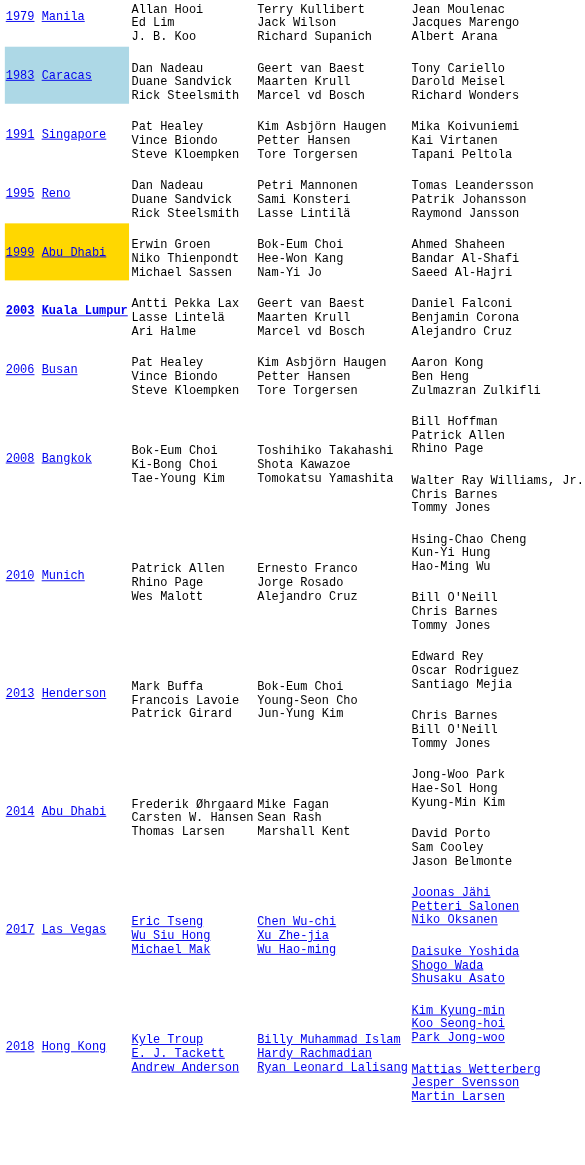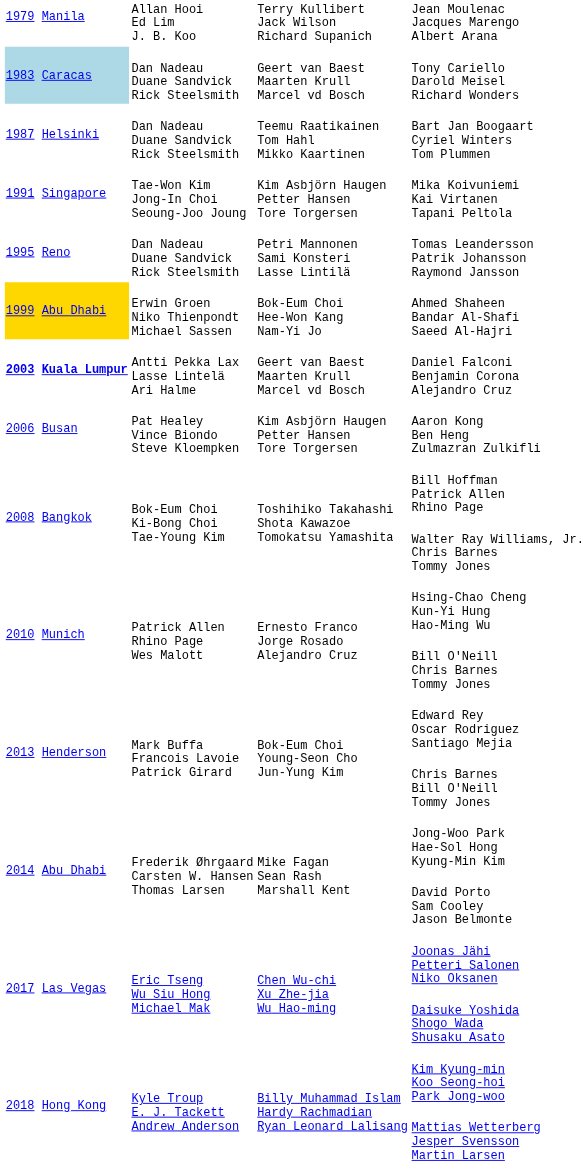+ row: (473, 141)
(185, 141) Pat Healey Vince Biondo Steve Kloempken -> (189, 200) Tae-Won Kim Jong-In Choi Seoung-Joo Joung
